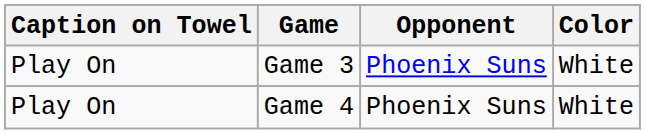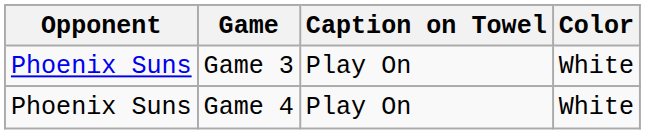columns swapped: (456, 25) <-> (131, 25)
